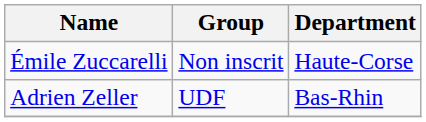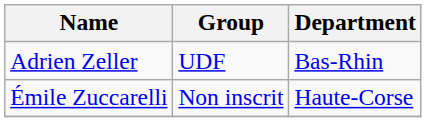rows swapped: (74, 97) <-> (89, 60)
